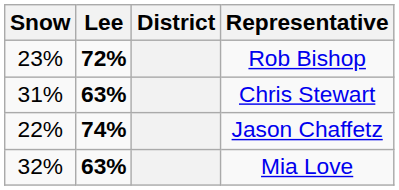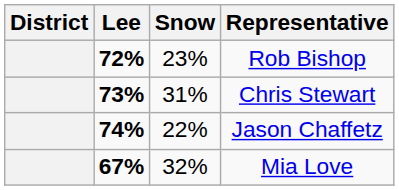columns swapped: (176, 22) <-> (40, 22)
(104, 94) 63% -> (121, 94) 73%
(104, 166) 63% -> (121, 166) 67%
